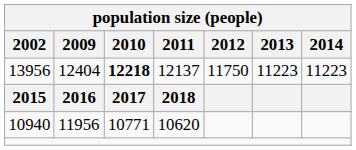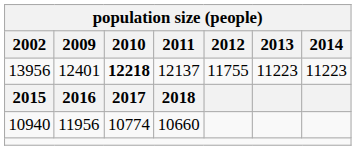(79, 71) 12404 -> (79, 71) 12401
(228, 71) 11750 -> (228, 71) 11755
(129, 124) 10771 -> (129, 124) 10774
(179, 124) 10620 -> (179, 124) 10660
